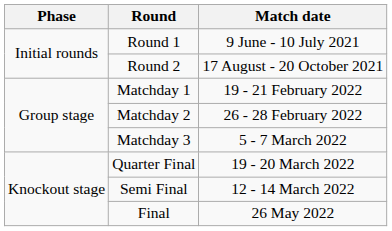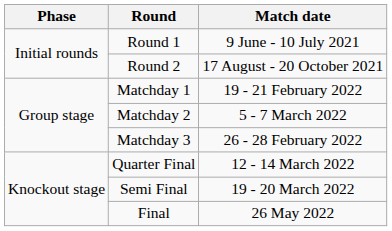(293, 115) 26 - 28 February 2022 -> (293, 115) 5 - 7 March 2022
(293, 139) 5 - 7 March 2022 -> (293, 139) 26 - 28 February 2022
(293, 164) 19 - 20 March 2022 -> (293, 164) 12 - 14 March 2022
(293, 189) 12 - 14 March 2022 -> (293, 189) 19 - 20 March 2022
